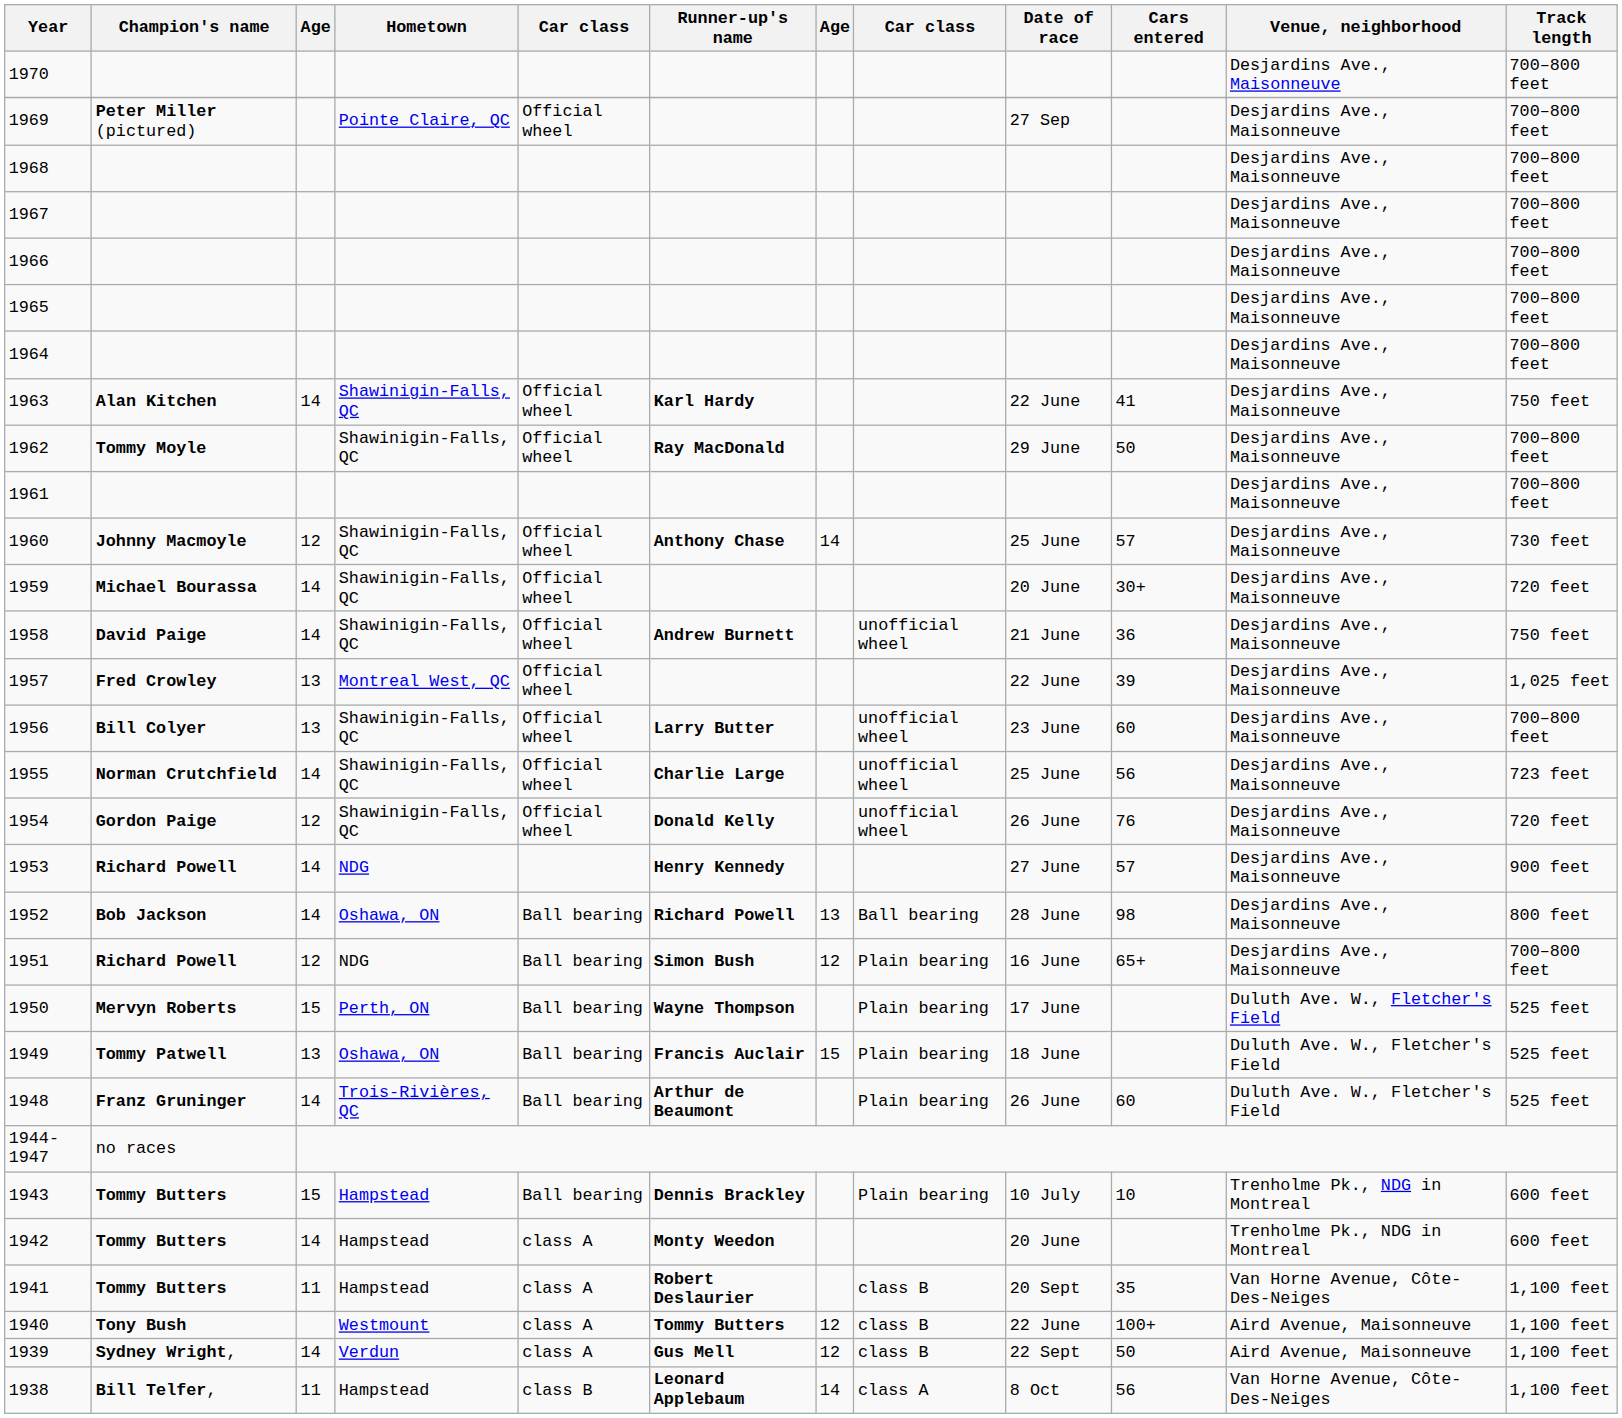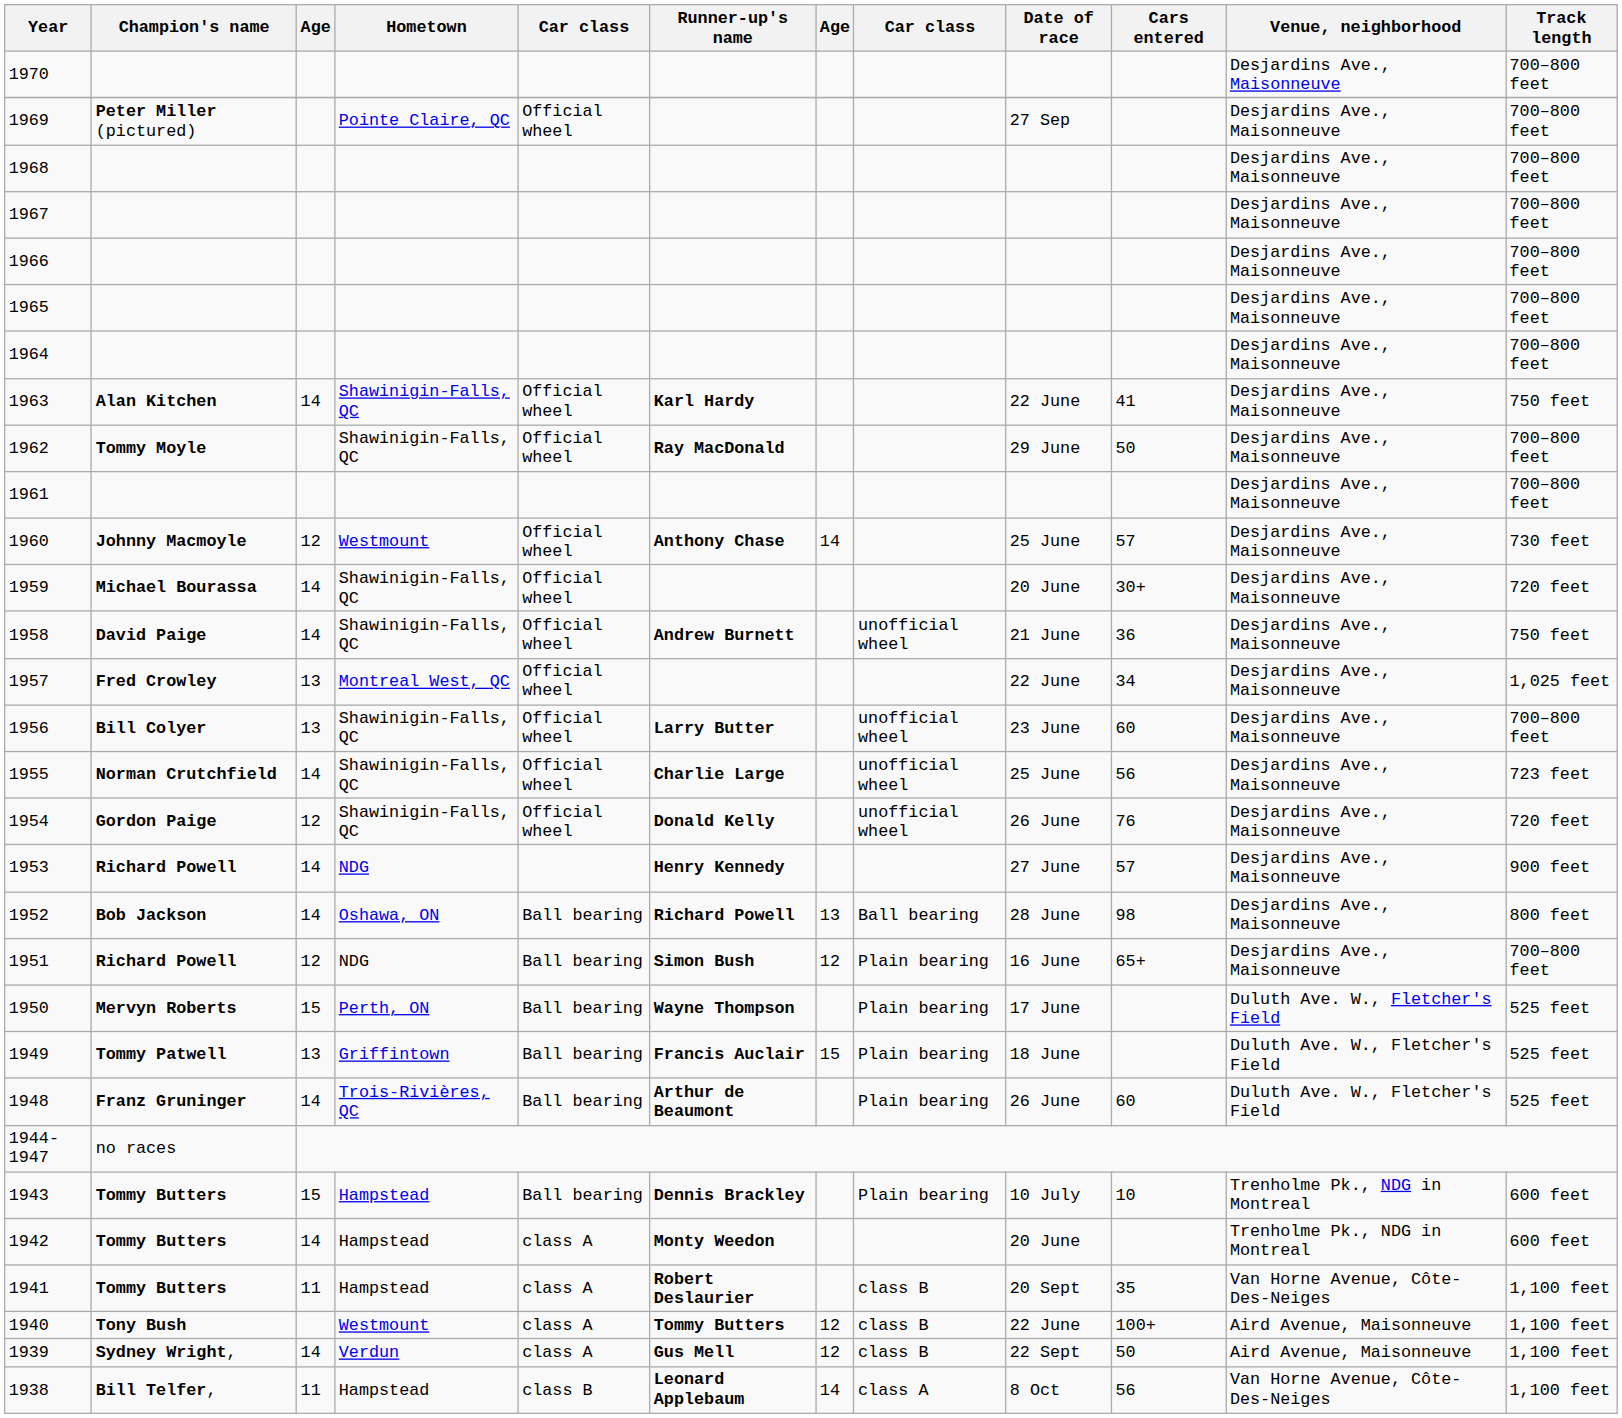(424, 541) Shawinigin-Falls, QC -> (384, 541) Westmount
(1126, 682) 39 -> (1126, 682) 34
(389, 1055) Oshawa, ON -> (394, 1055) Griffintown
